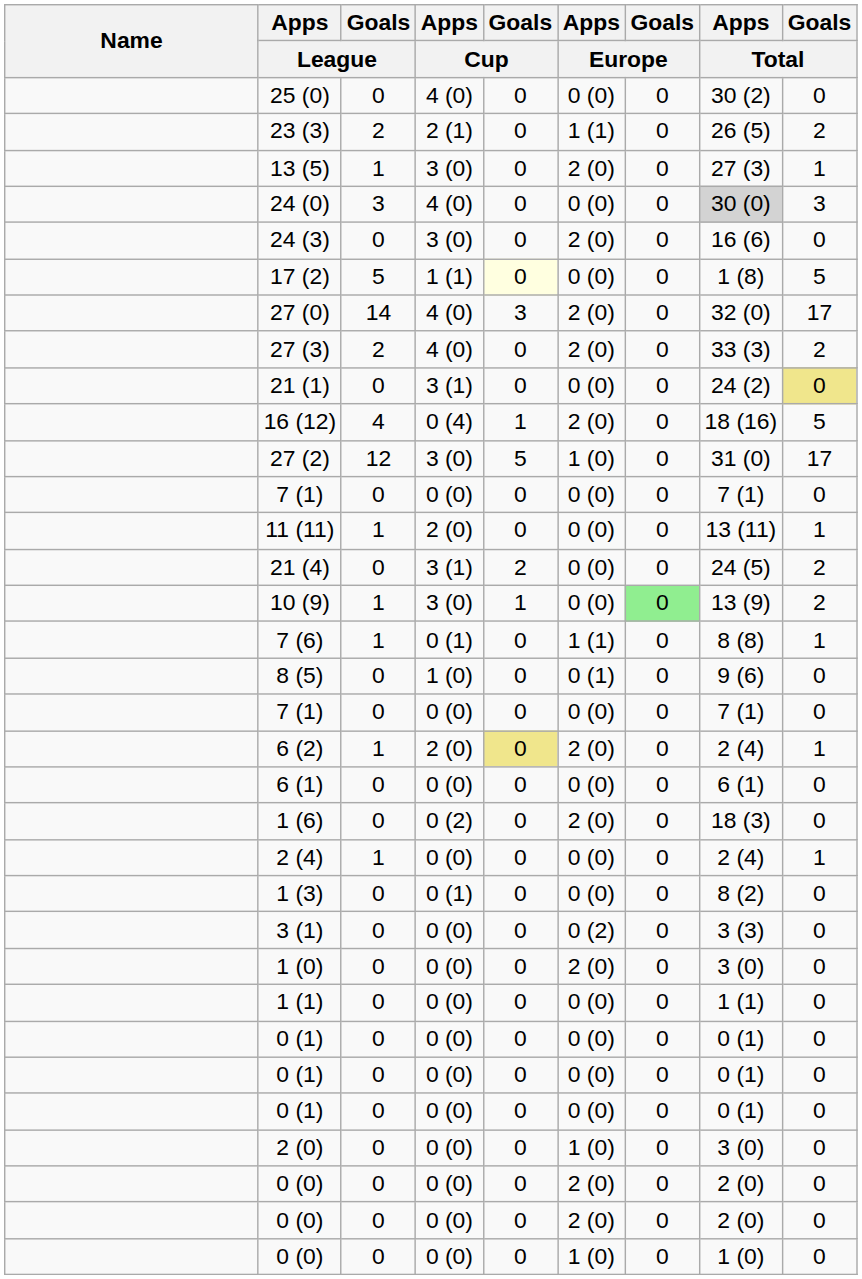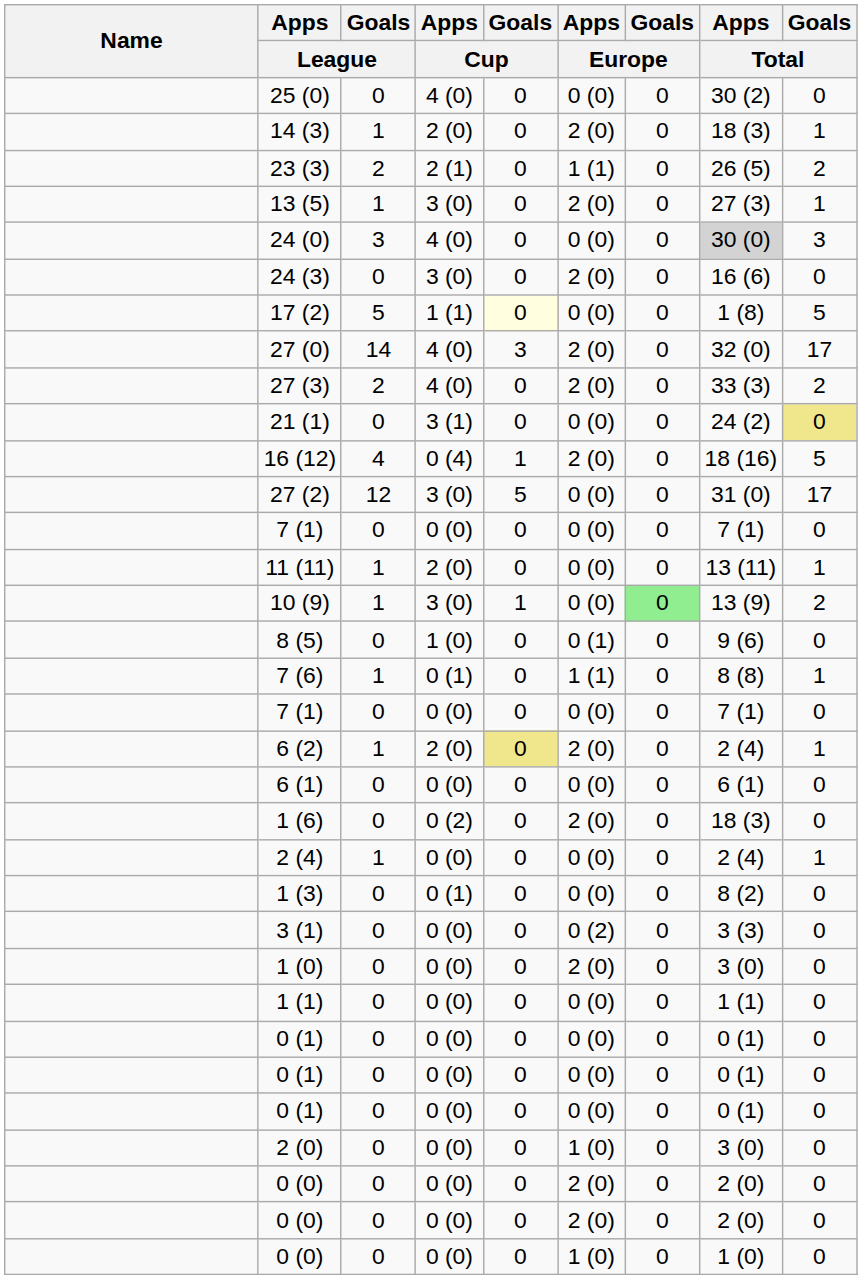+ row: (300, 131)
(591, 458) 1 (0) -> (591, 494) 0 (0)
- row: (300, 566)
rows swapped: (300, 639) <-> (300, 675)
